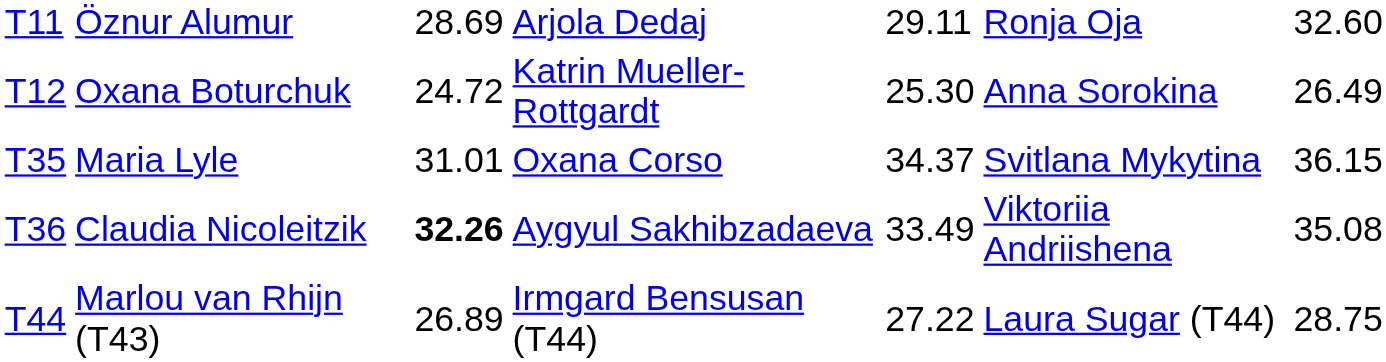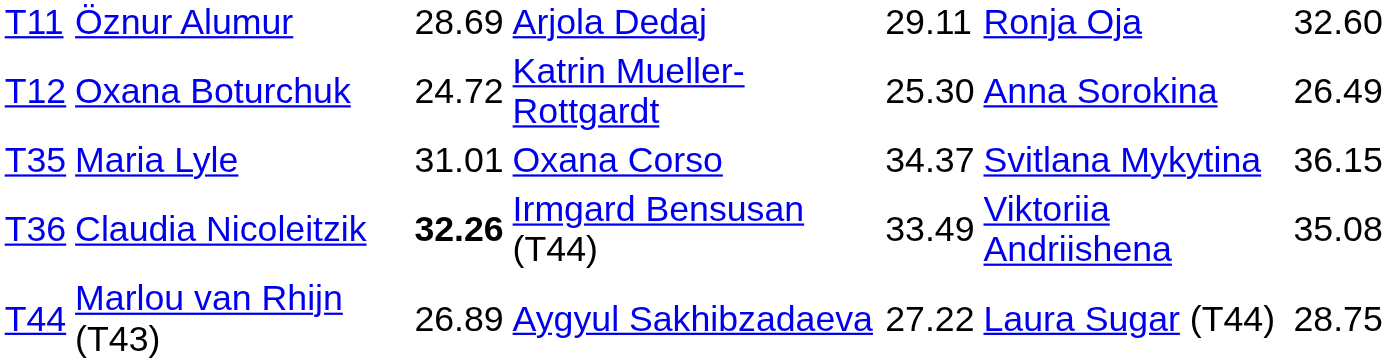(693, 229) Aygyul Sakhibzadaeva -> (658, 229) Irmgard Bensusan (T44)
(658, 318) Irmgard Bensusan (T44) -> (693, 318) Aygyul Sakhibzadaeva
